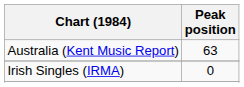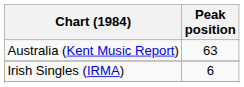(210, 71) 0 -> (210, 71) 6
